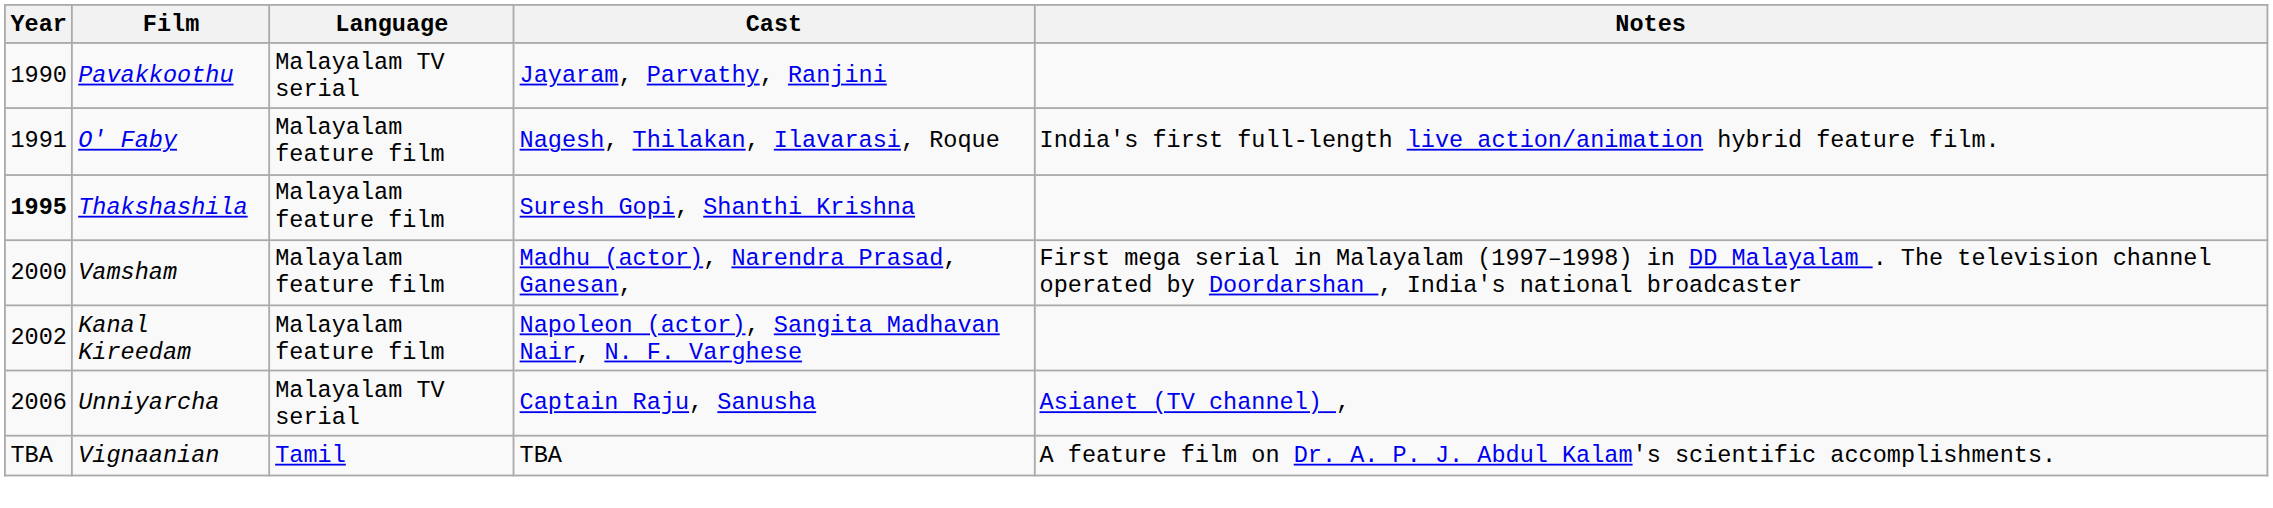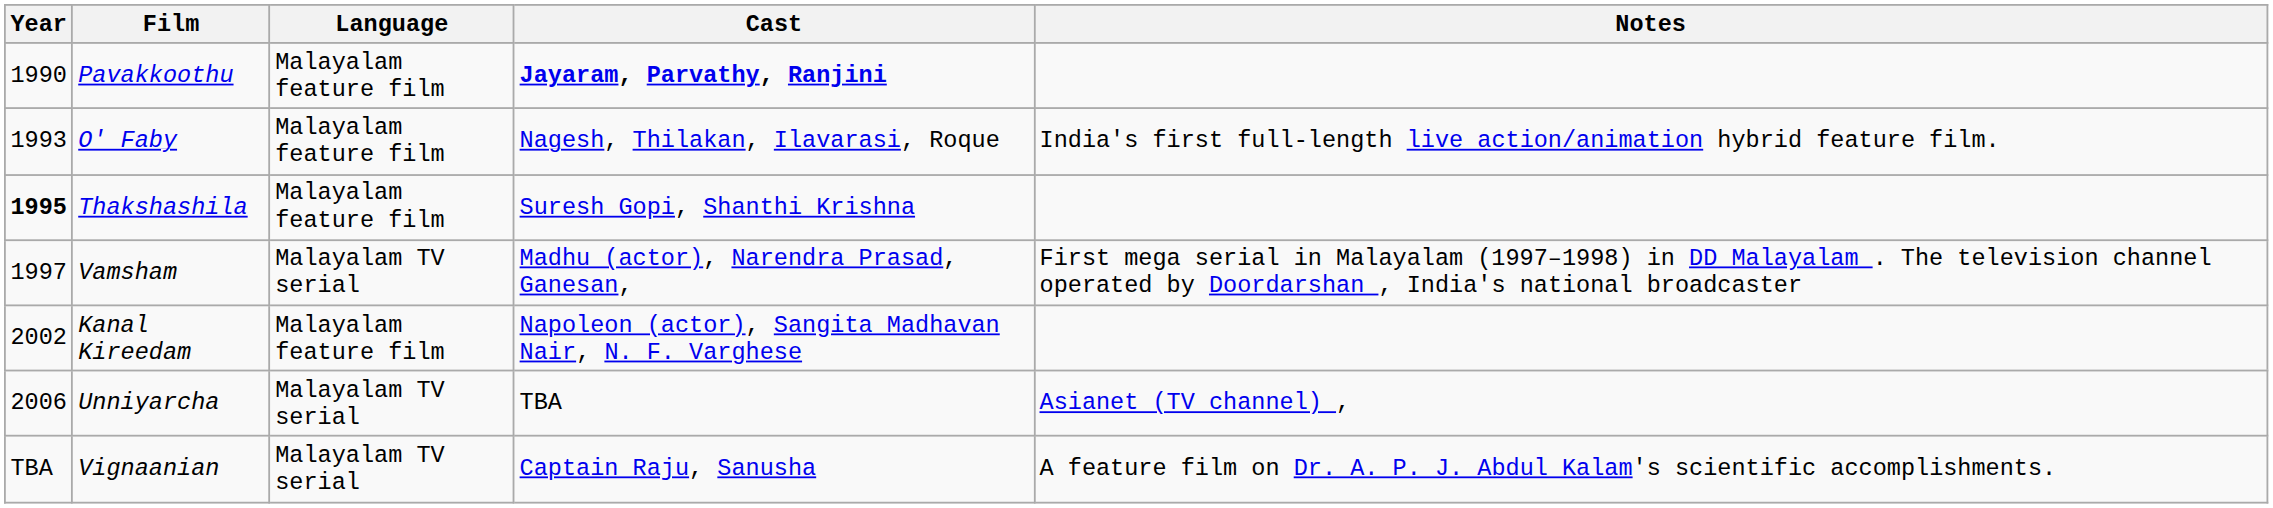(360, 76) Malayalam TV serial -> (360, 76) Malayalam feature film
(703, 76) normal -> (703, 76) bold
(39, 142) 1991 -> (39, 142) 1993
(39, 273) 2000 -> (39, 273) 1997
(360, 273) Malayalam feature film -> (360, 273) Malayalam TV serial
(668, 404) Captain Raju, Sanusha -> (541, 404) TBA
(310, 455) Tamil -> (360, 469) Malayalam TV serial
(541, 455) TBA -> (668, 469) Captain Raju, Sanusha
